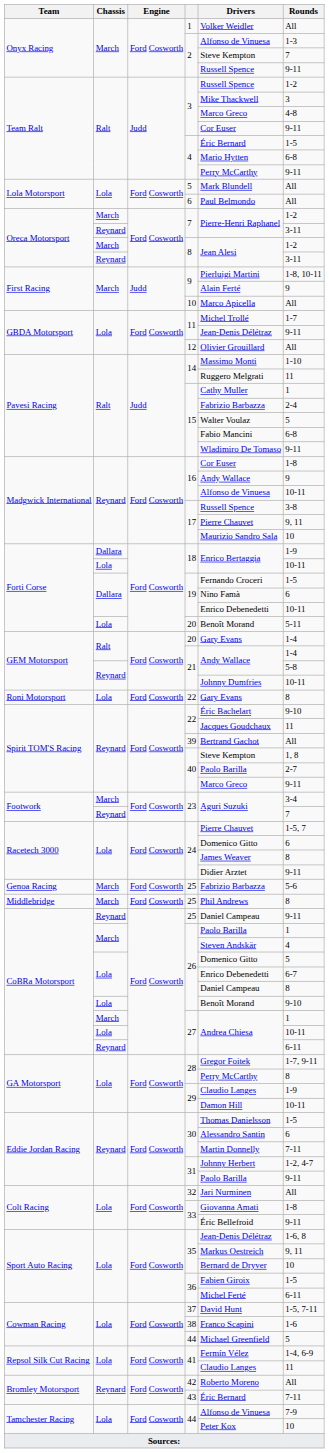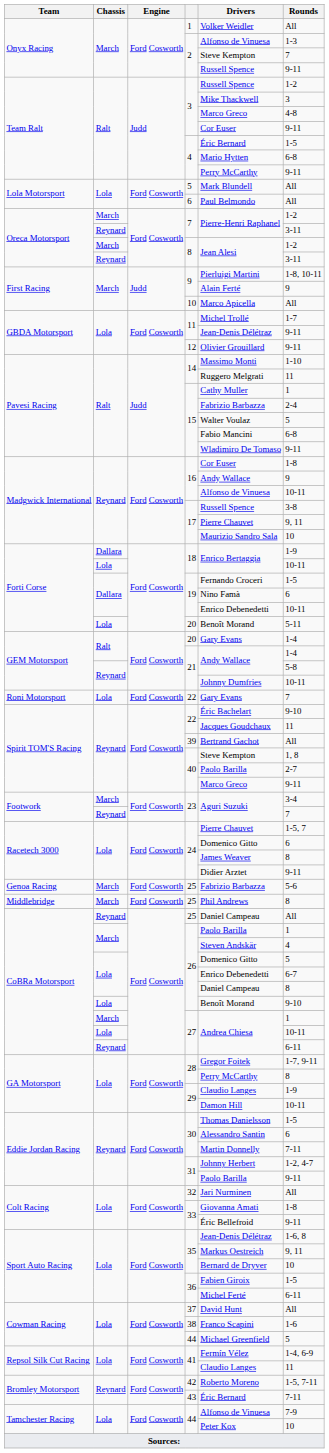(291, 346) All -> (293, 346) 9-11
(287, 696) 8 -> (287, 696) 7
(293, 915) 9-11 -> (291, 915) All
(301, 1309) 1-5, 7-11 -> (291, 1309) All
(291, 1382) All -> (301, 1382) 1-5, 7-11
